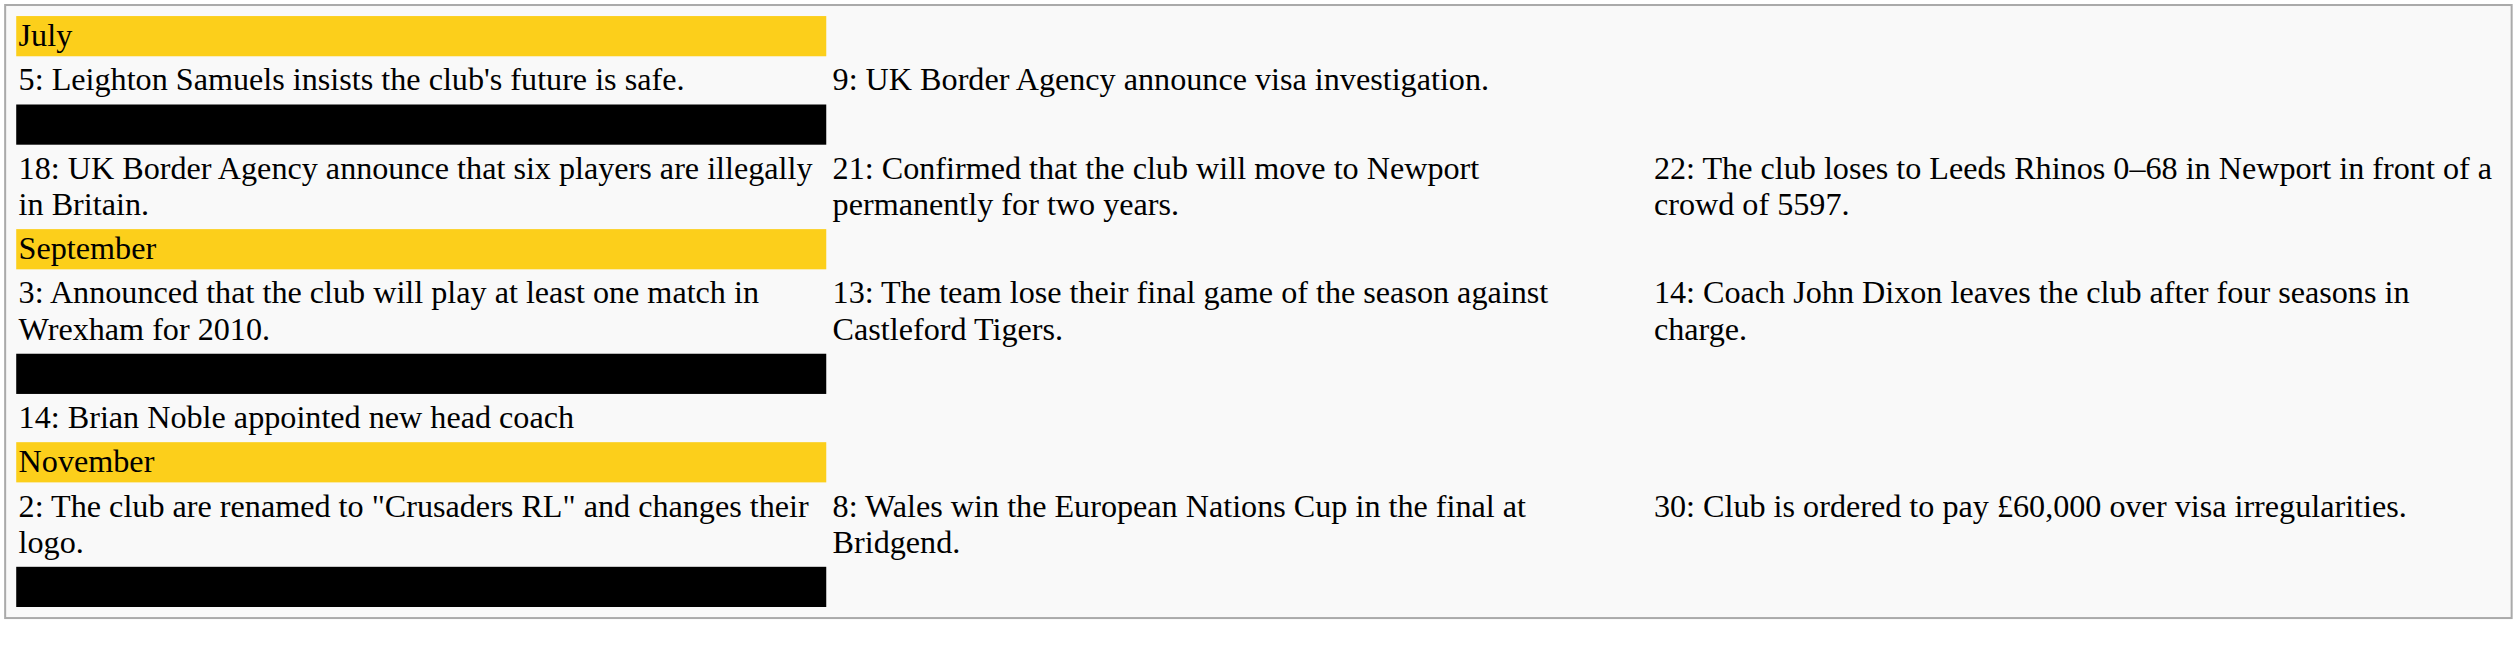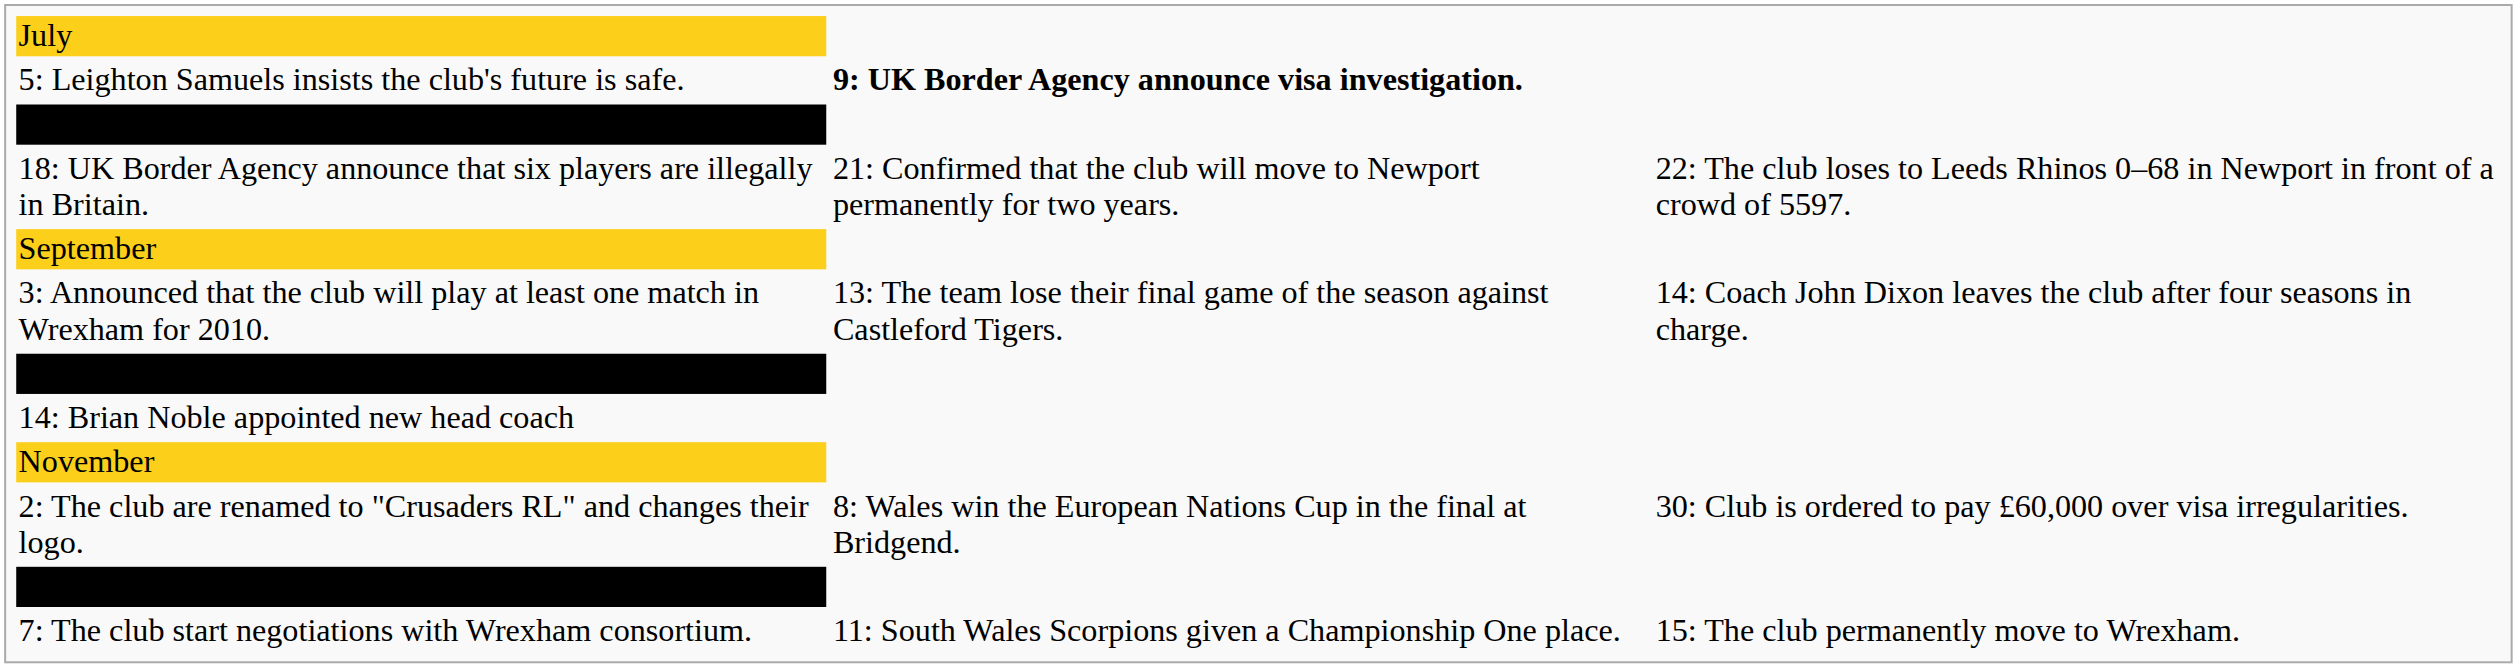(1161, 80) normal -> (1178, 80) bold
+ row: (385, 630)
